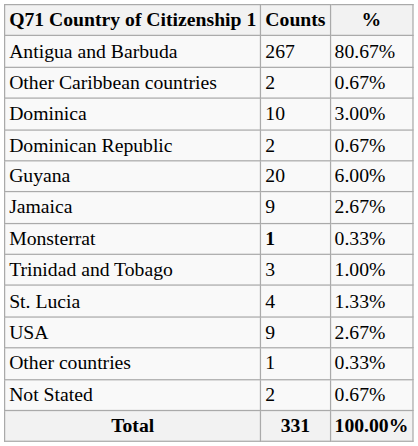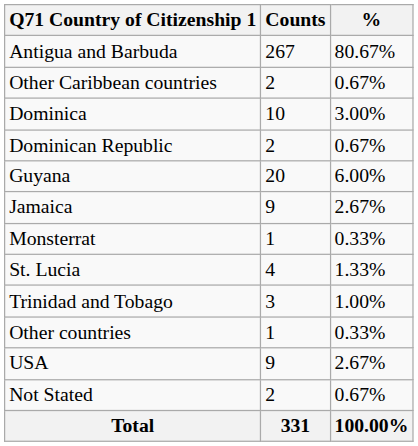(270, 238) bold -> (270, 238) normal
rows swapped: (45, 301) <-> (91, 269)
rows swapped: (29, 332) <-> (70, 363)
